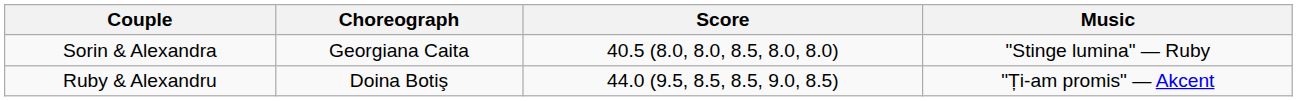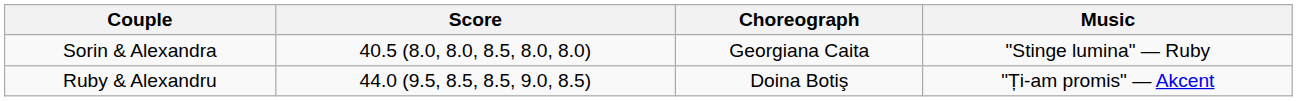columns swapped: (399, 19) <-> (723, 19)
